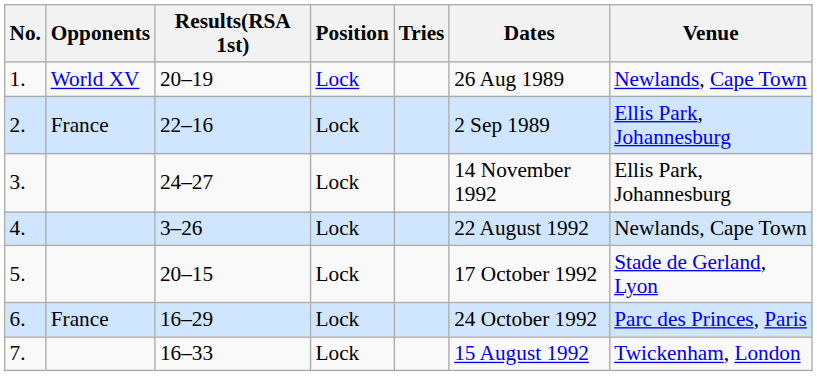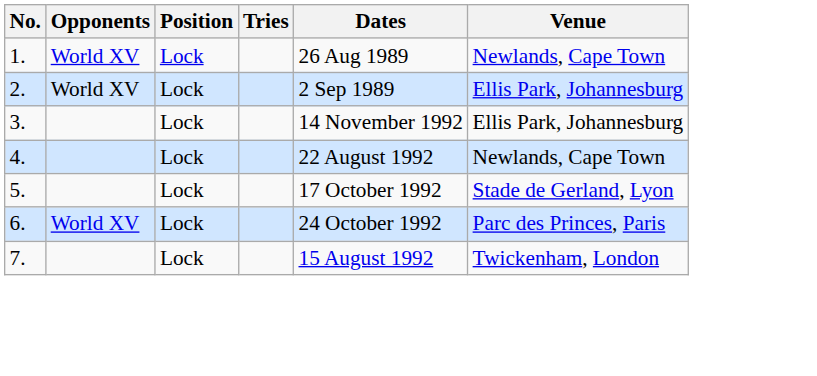- column: (233, 33)
(80, 124) France -> (95, 88) World XV
(80, 319) France -> (95, 223) World XV
